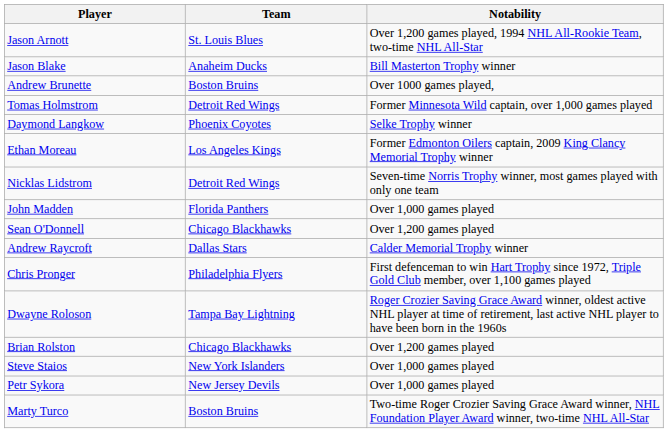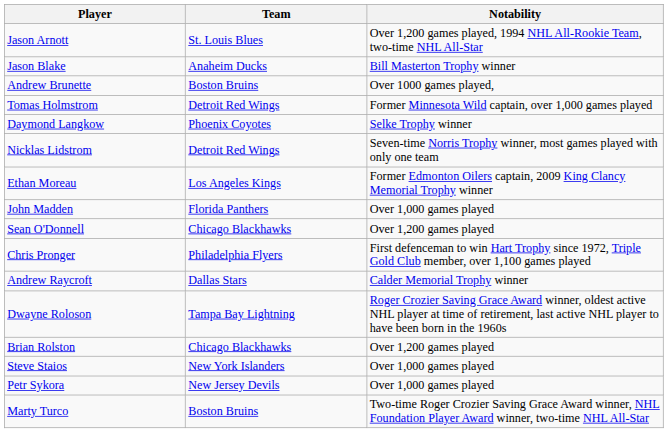rows swapped: (50, 183) <-> (42, 150)
rows swapped: (41, 274) <-> (50, 248)
